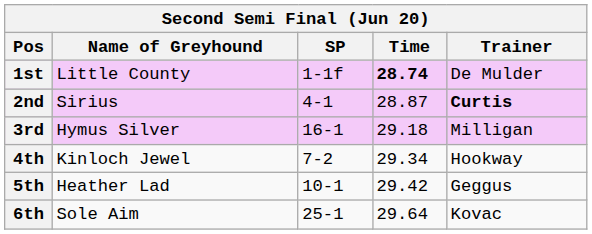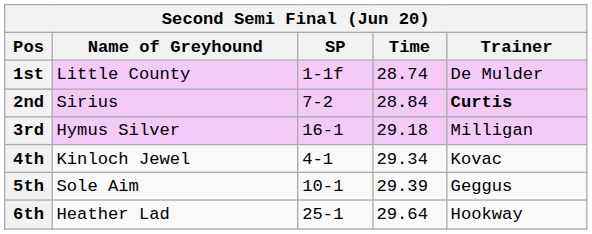(402, 75) bold -> (402, 75) normal
(318, 103) 4-1 -> (318, 103) 7-2
(402, 103) 28.87 -> (402, 103) 28.84
(318, 158) 7-2 -> (318, 158) 4-1
(487, 158) Hookway -> (476, 158) Kovac
(113, 186) Heather Lad -> (98, 186) Sole Aim
(402, 186) 29.42 -> (402, 186) 29.39
(98, 214) Sole Aim -> (113, 214) Heather Lad
(476, 214) Kovac -> (487, 214) Hookway
